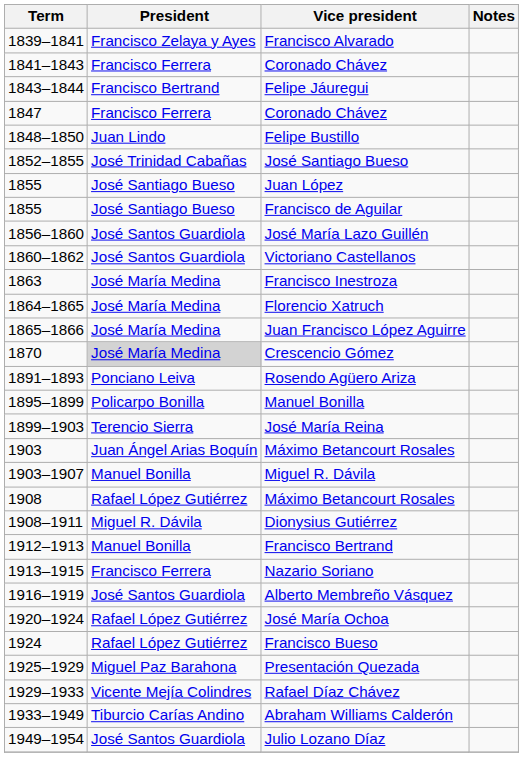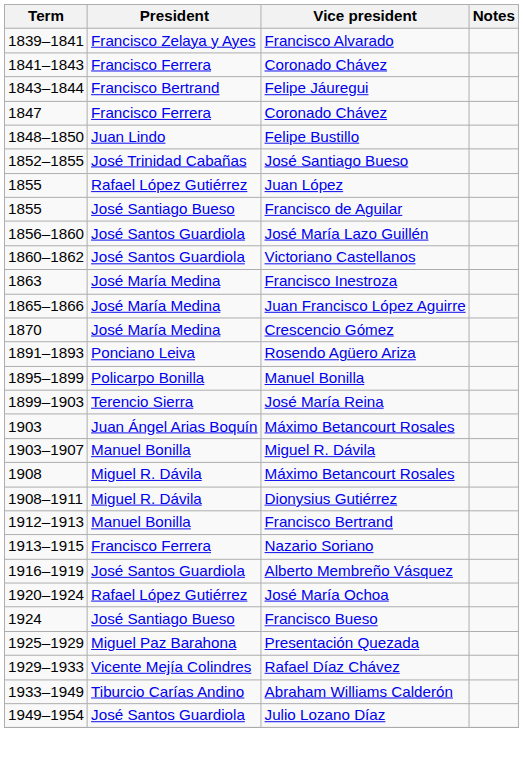(163, 185) José Santiago Bueso -> (169, 185) Rafael López Gutiérrez
- row: (46, 305)
(156, 354) lightgrey background -> (156, 329) no background
(169, 498) Rafael López Gutiérrez -> (146, 474) Miguel R. Dávila
(169, 643) Rafael López Gutiérrez -> (163, 619) José Santiago Bueso
